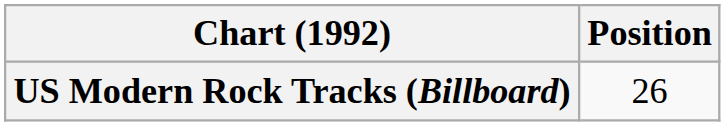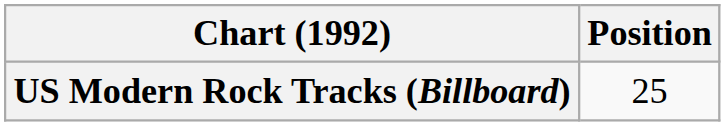(650, 90) 26 -> (650, 90) 25
